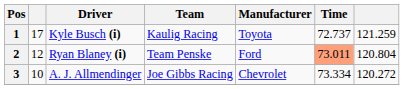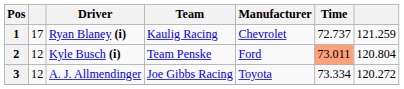(85, 34) Kyle Busch (i) -> (87, 34) Ryan Blaney (i)
(255, 34) Toyota -> (262, 34) Chevrolet
(87, 54) Ryan Blaney (i) -> (85, 54) Kyle Busch (i)
(37, 74) 10 -> (37, 74) 12
(262, 74) Chevrolet -> (255, 74) Toyota
